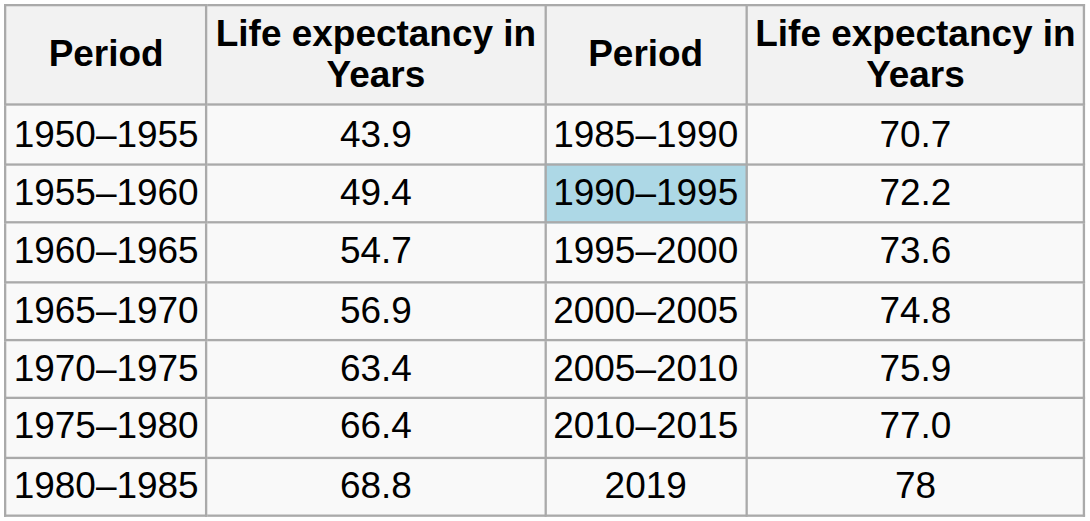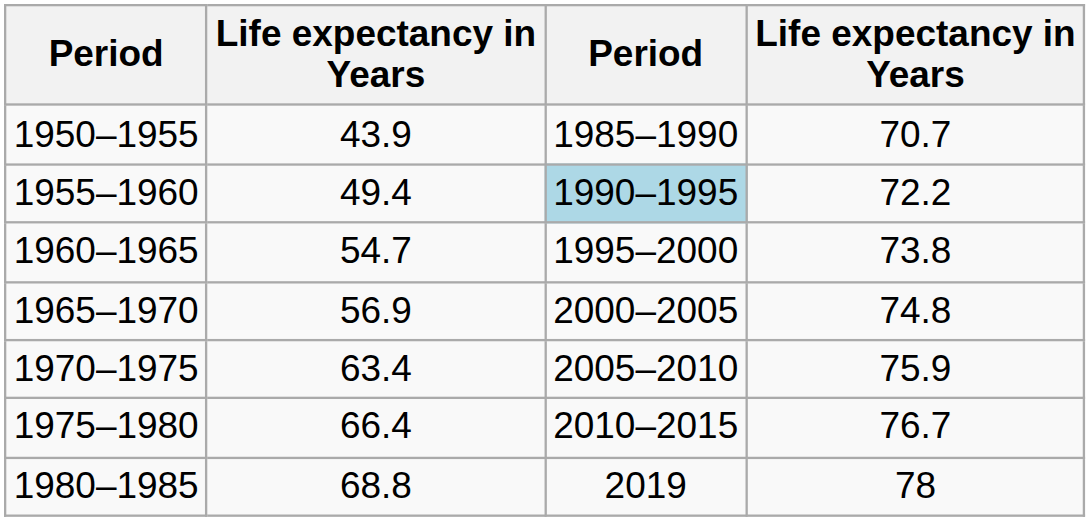(915, 251) 73.6 -> (915, 251) 73.8
(915, 427) 77.0 -> (915, 427) 76.7
